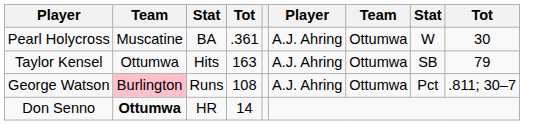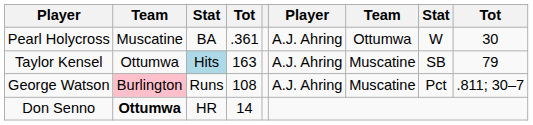(207, 62) no background -> (207, 62) lightblue background
(378, 62) Ottumwa -> (382, 62) Muscatine
(378, 85) Ottumwa -> (382, 85) Muscatine
